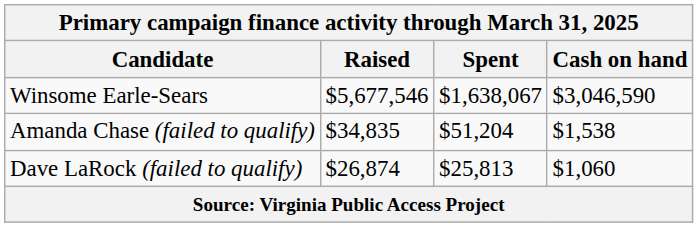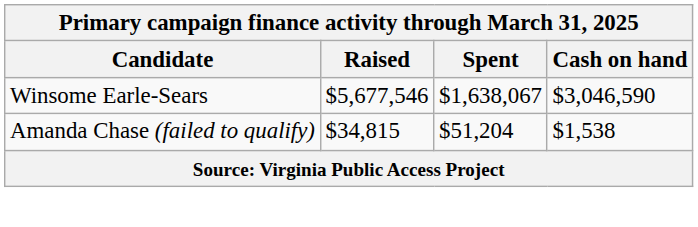(363, 131) $34,835 -> (363, 131) $34,815
- row: (156, 167)
